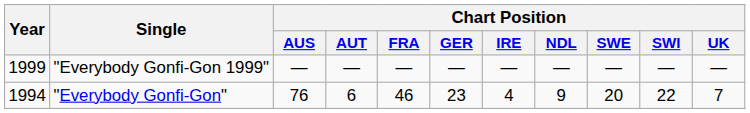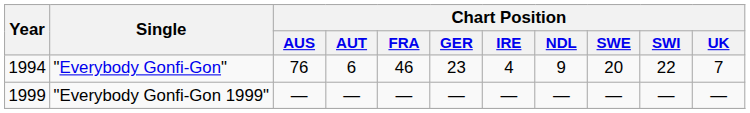rows swapped: (140, 94) <-> (161, 68)
